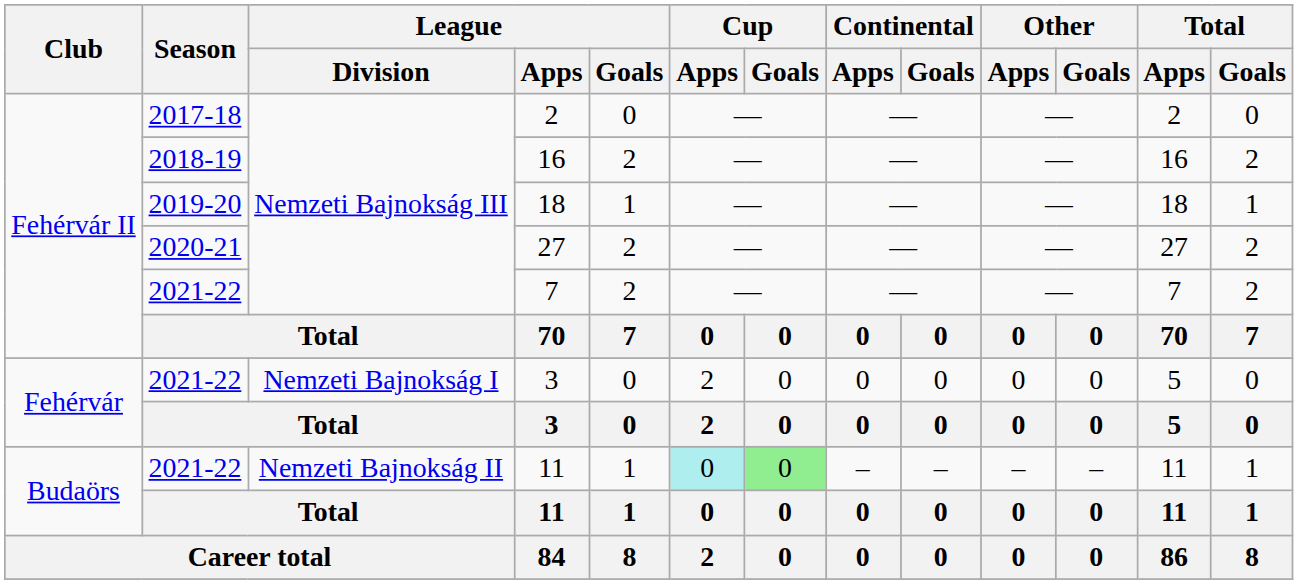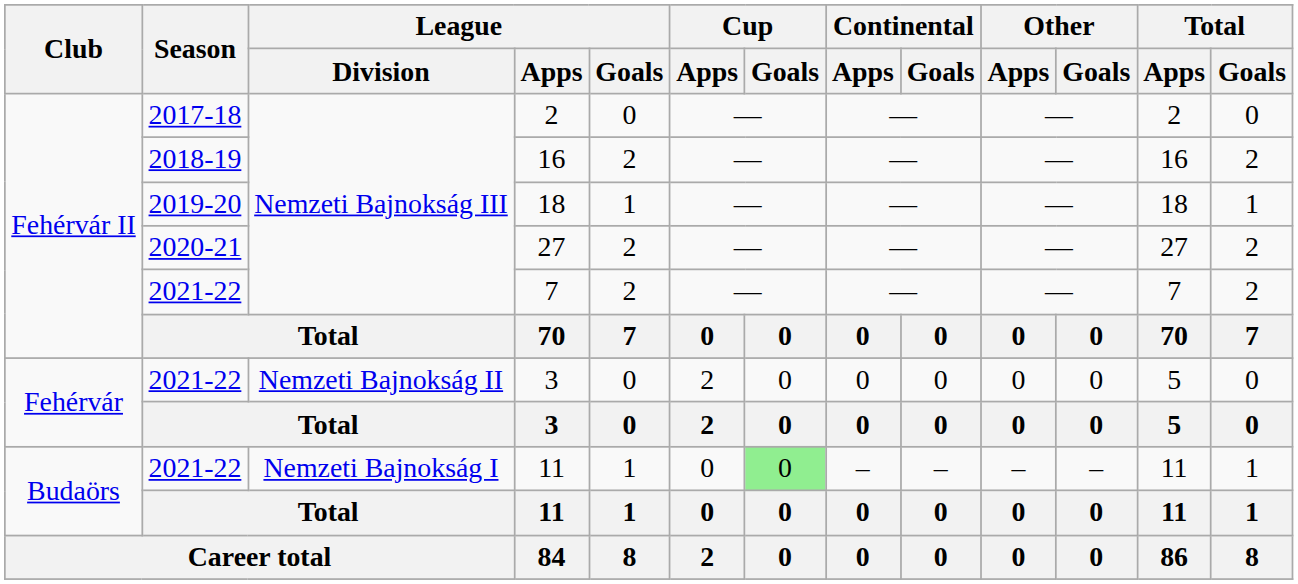(381, 379) Nemzeti Bajnokság I -> (381, 379) Nemzeti Bajnokság II
(381, 468) Nemzeti Bajnokság II -> (381, 468) Nemzeti Bajnokság I
(707, 468) paleturquoise background -> (707, 468) no background
